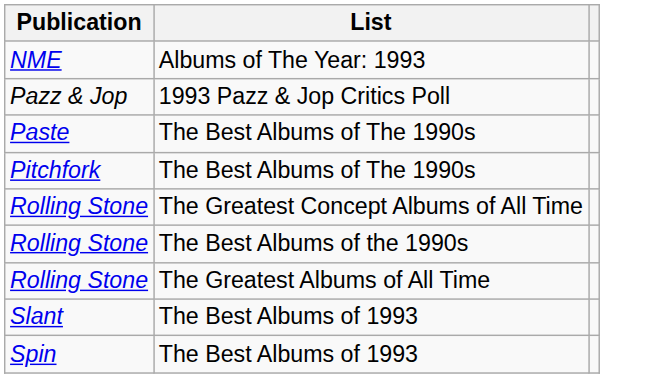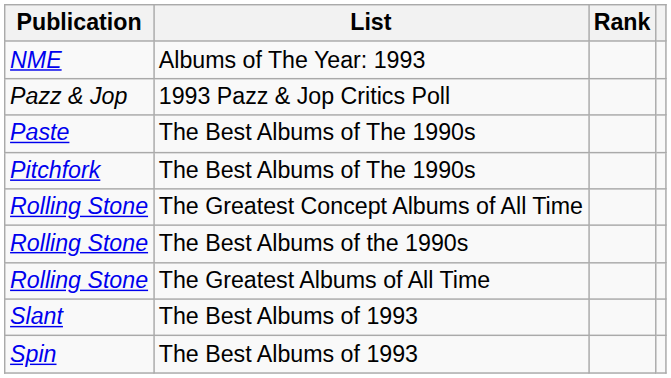+ column: (622, 22)
